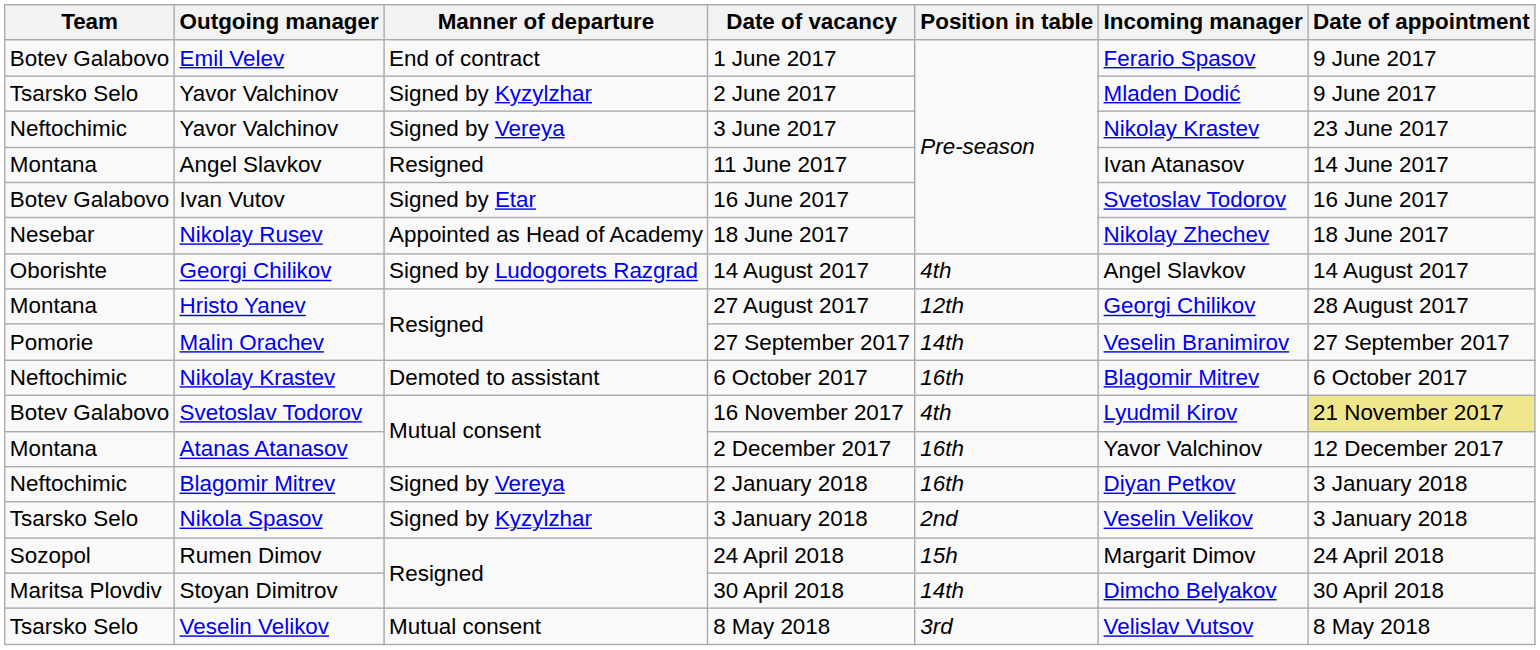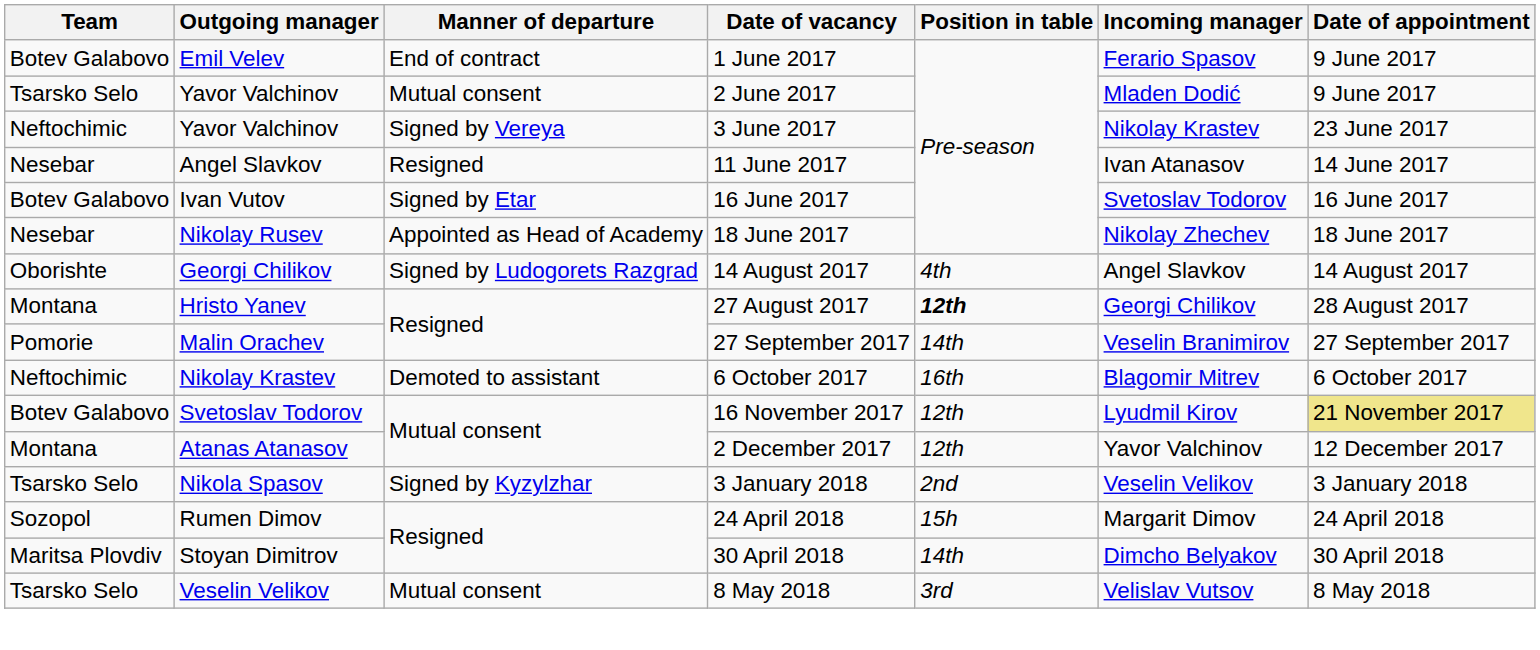(491, 93) Signed by Kyzylzhar -> (465, 93) Mutual consent
(53, 164) Montana -> (52, 164) Nesebar
(942, 306) normal -> (943, 306) bold
(936, 413) 4th -> (942, 413) 12th
(942, 448) 16th -> (942, 448) 12th
- row: (790, 484)
